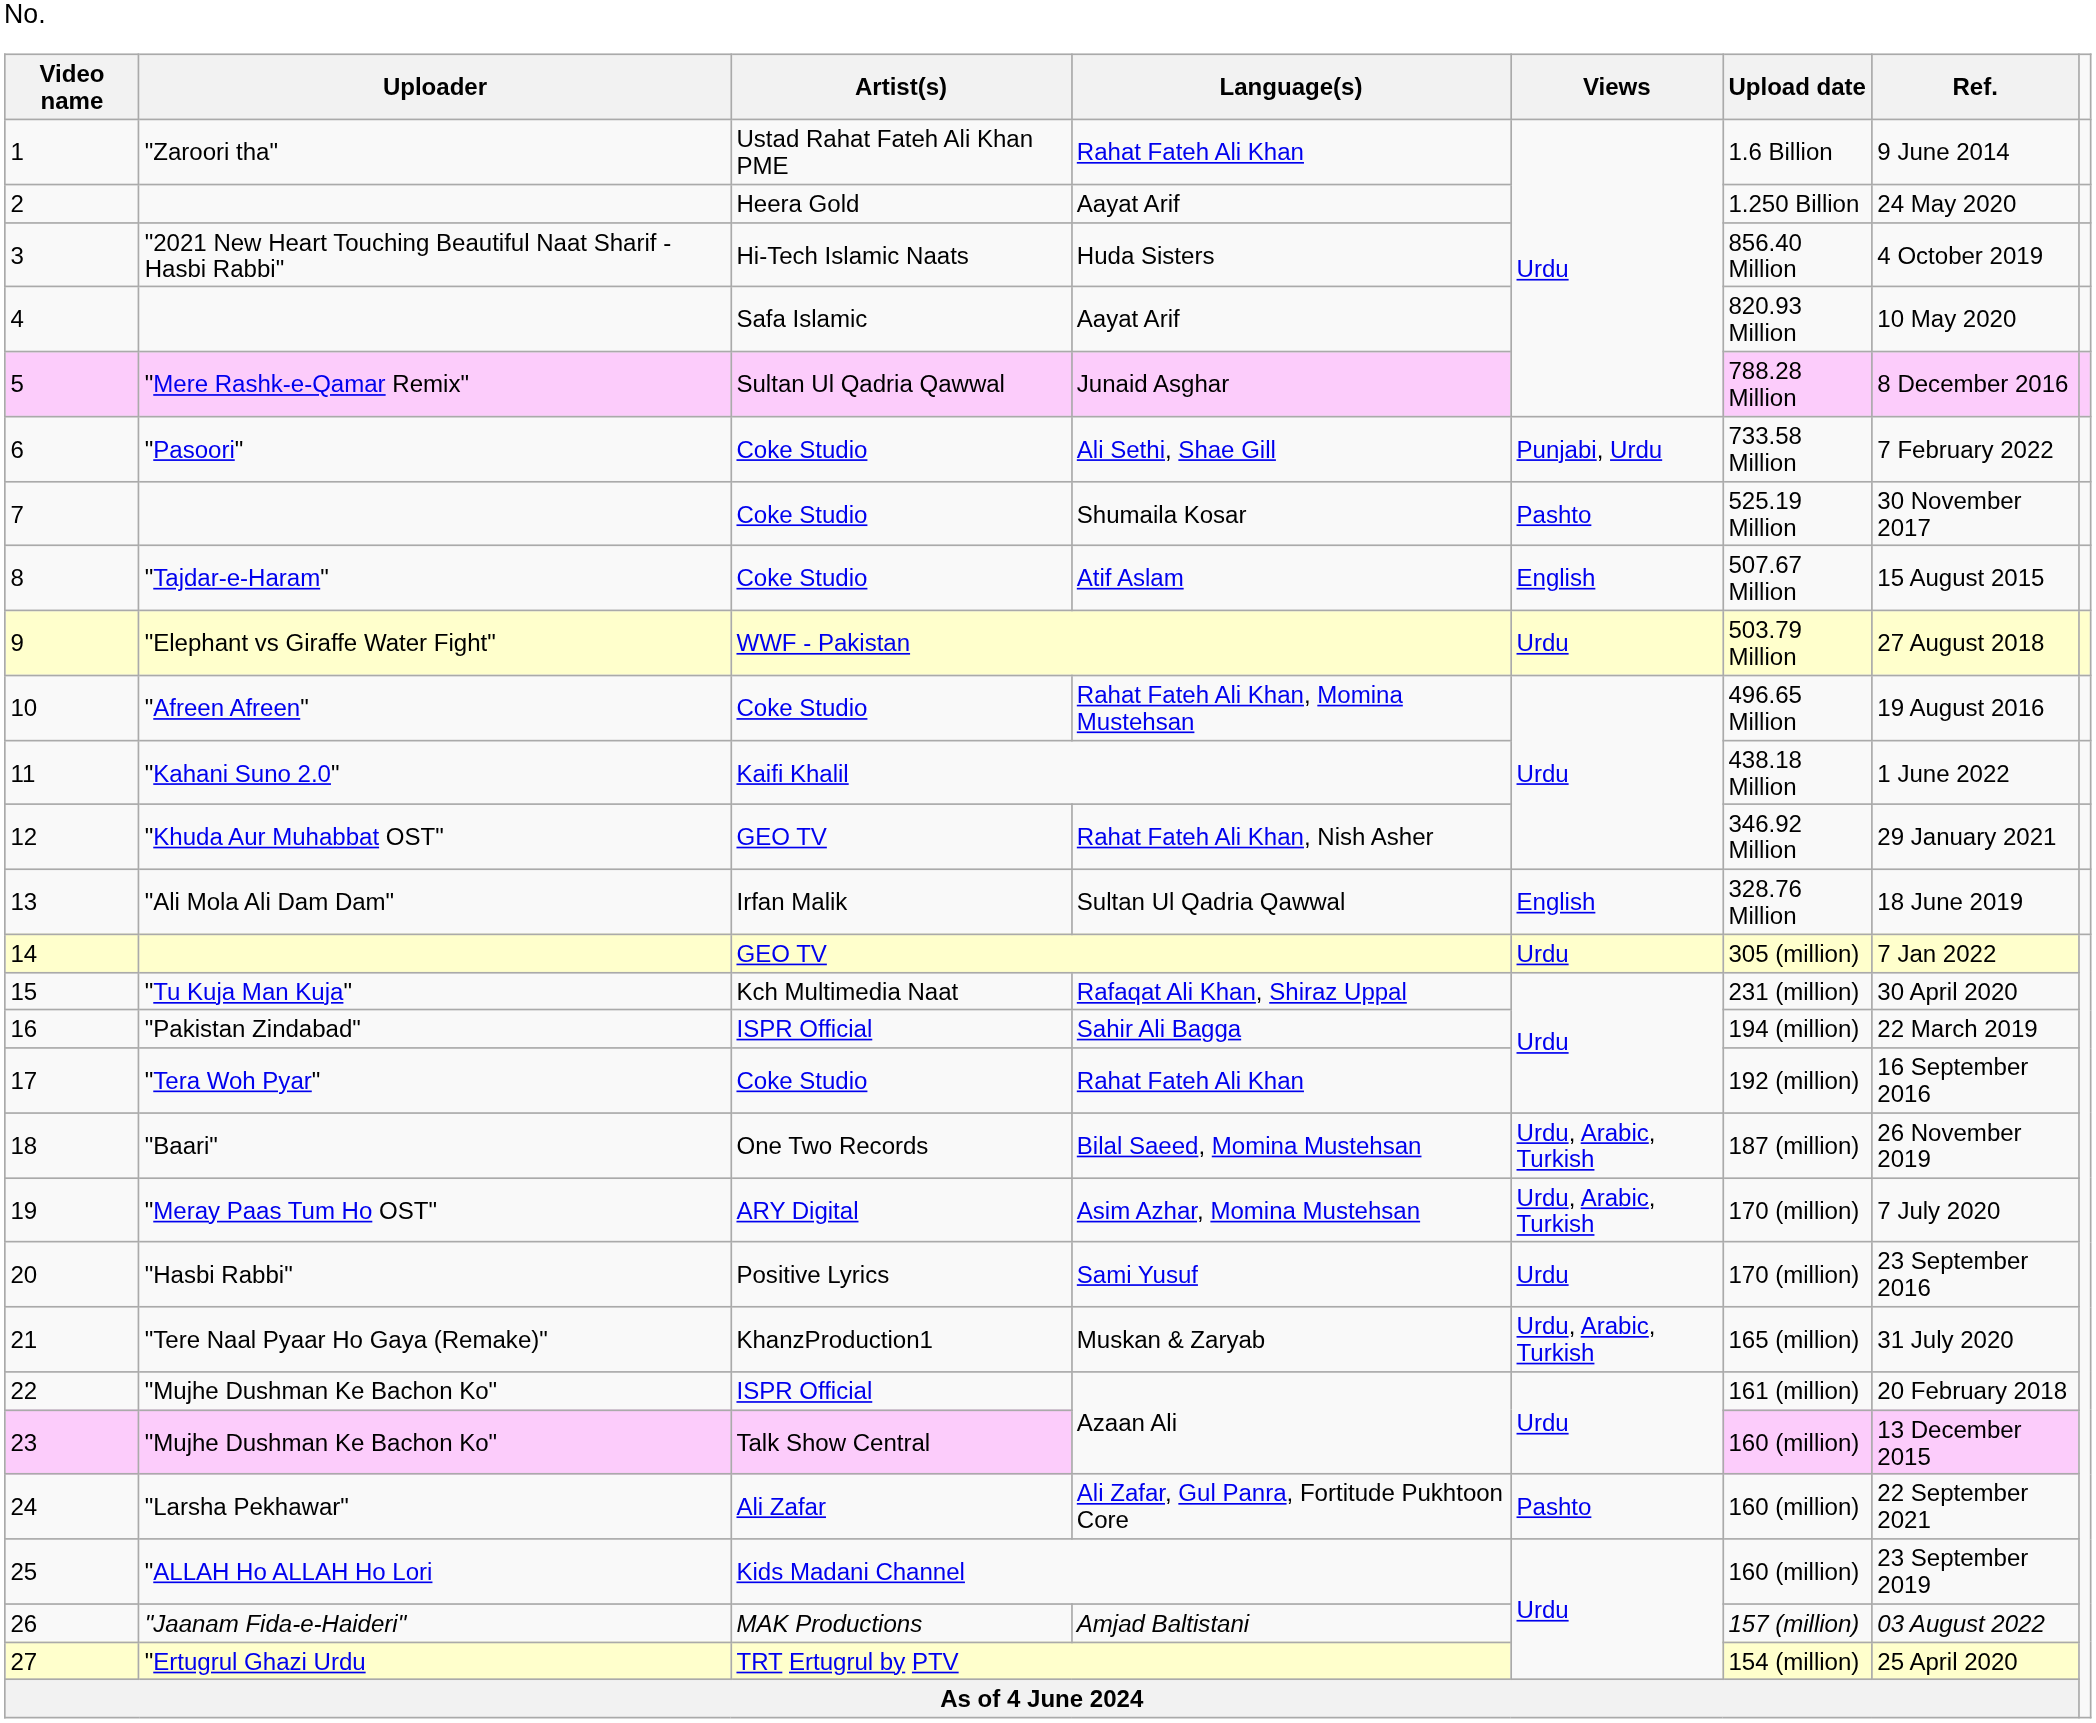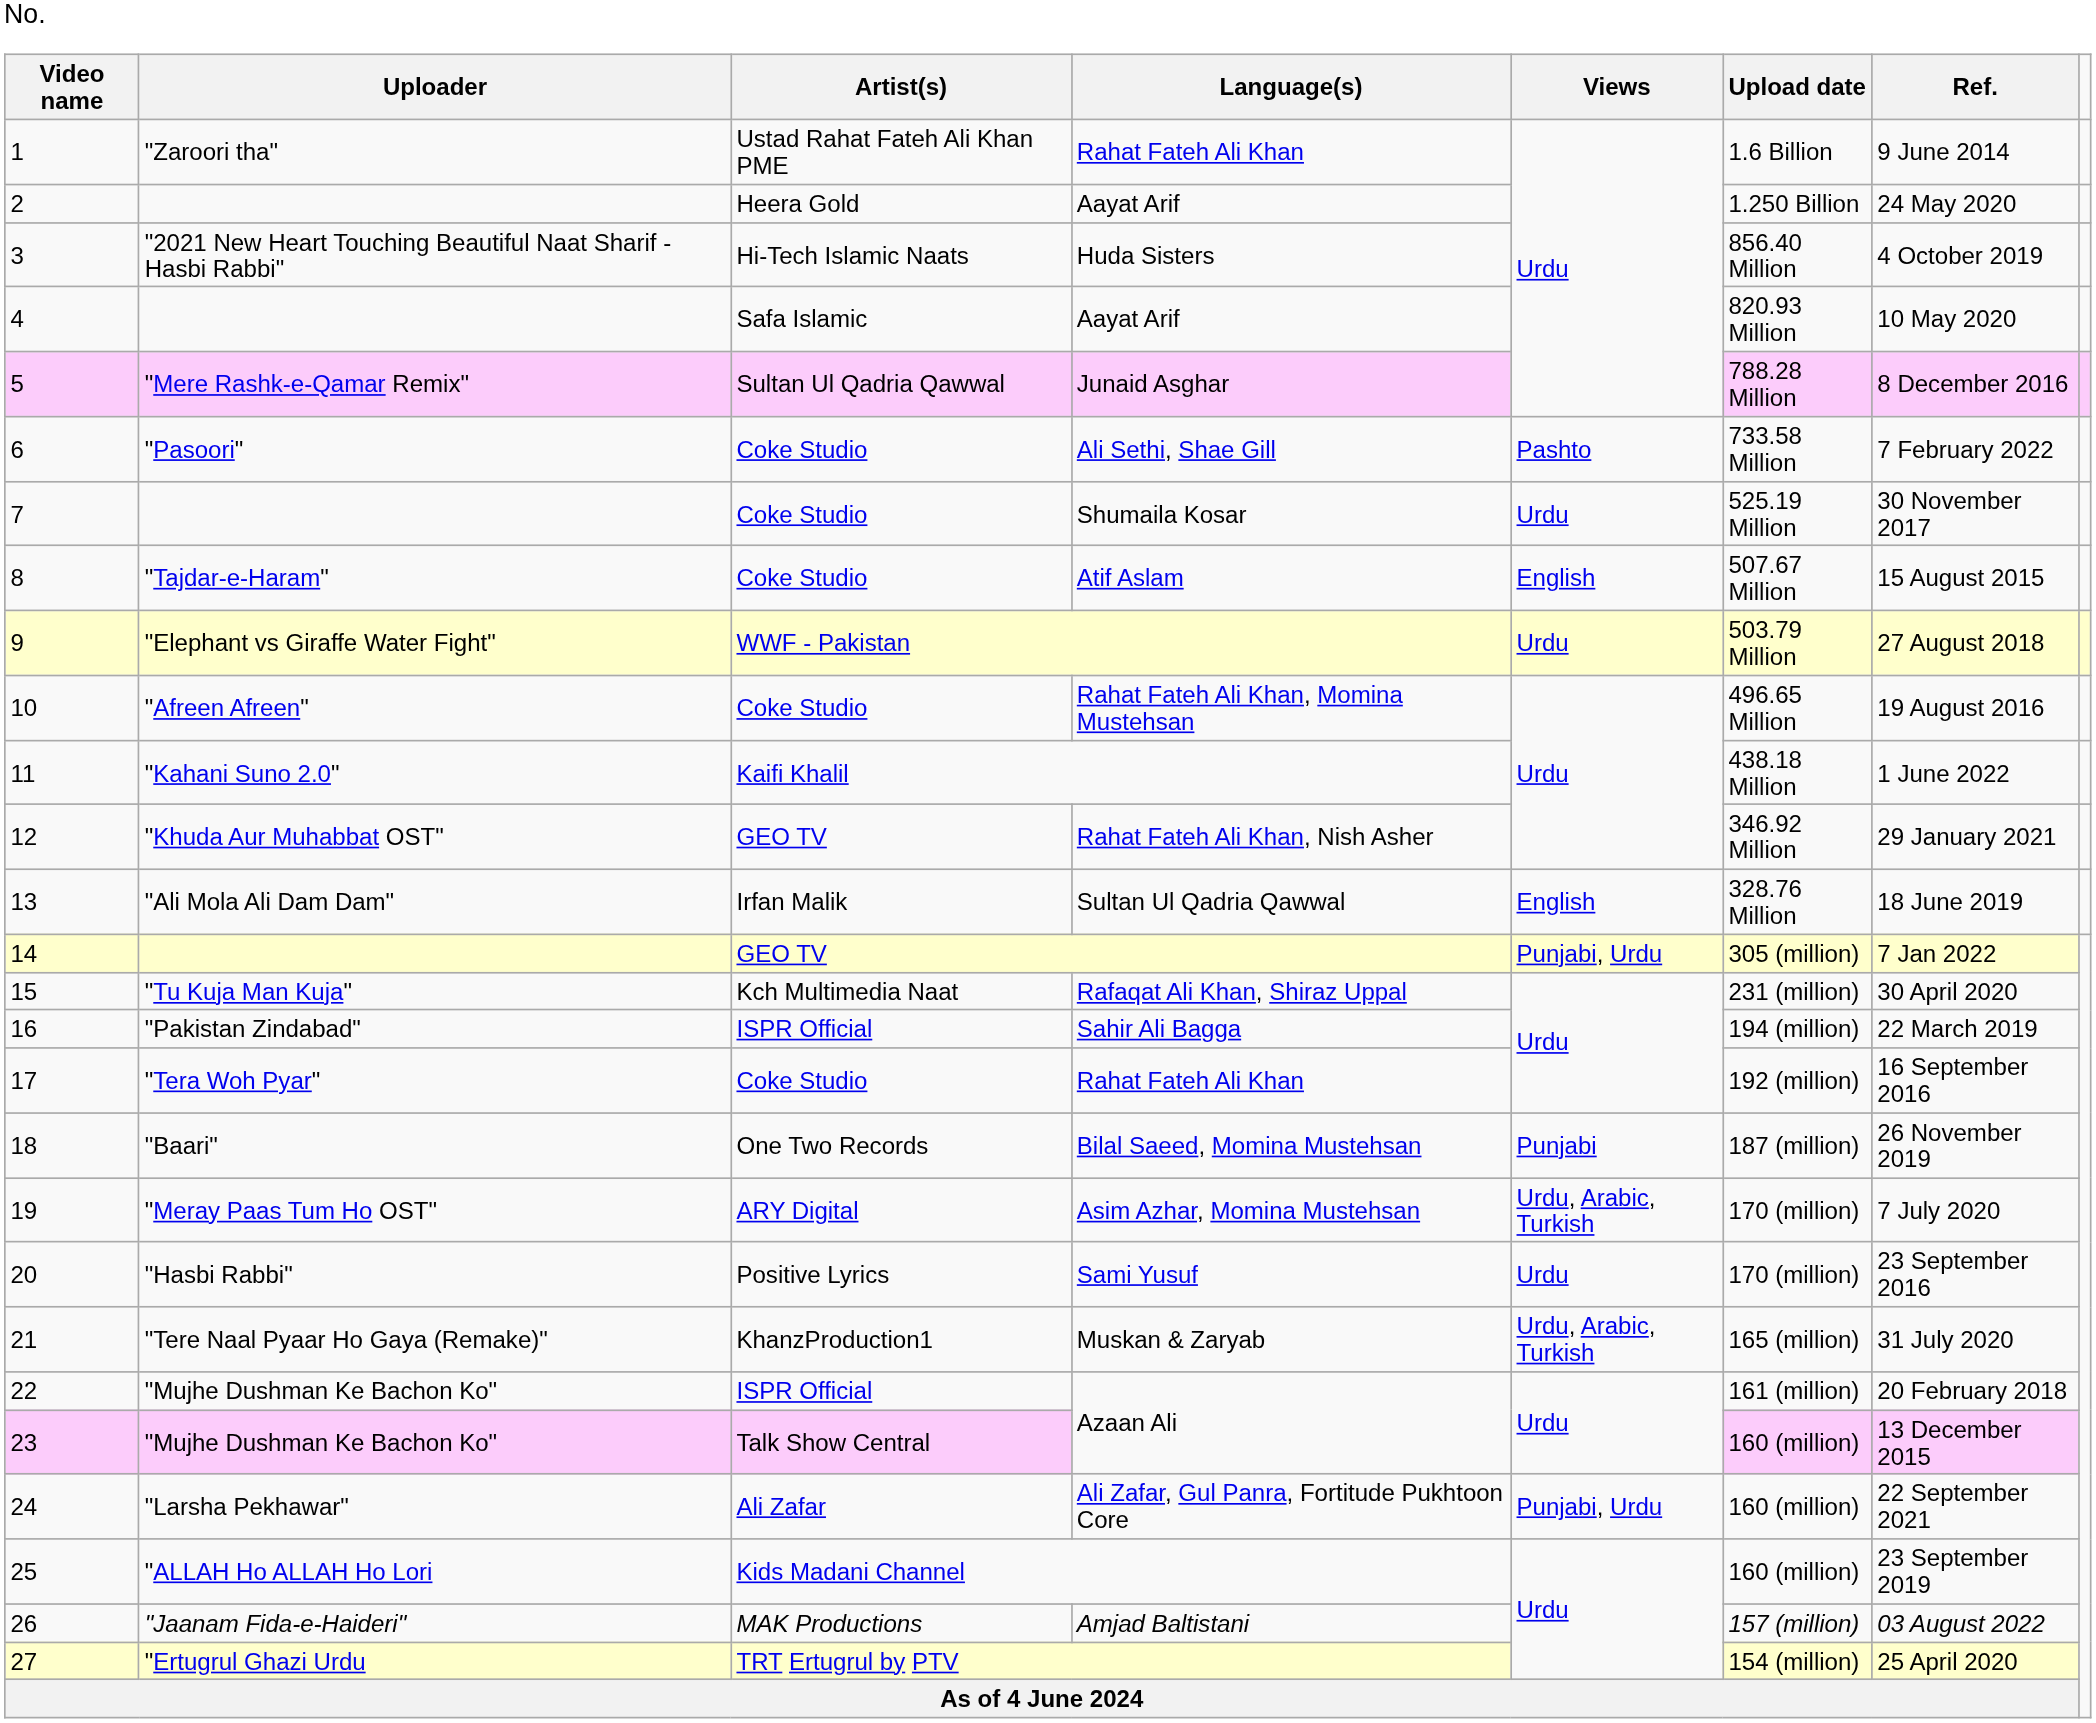(1589, 449) Punjabi, Urdu -> (1554, 449) Pashto
(1554, 514) Pashto -> (1543, 514) Urdu
(1543, 953) Urdu -> (1589, 953) Punjabi, Urdu
(1586, 1145) Urdu, Arabic, Turkish -> (1557, 1145) Punjabi
(1554, 1507) Pashto -> (1589, 1507) Punjabi, Urdu
